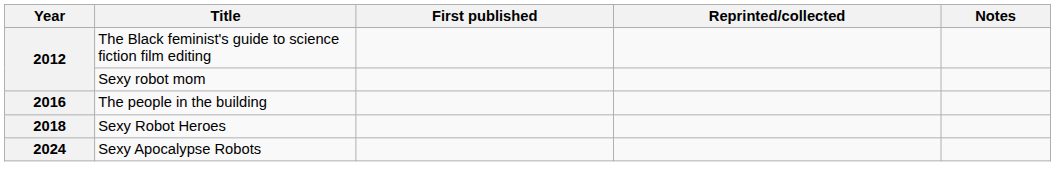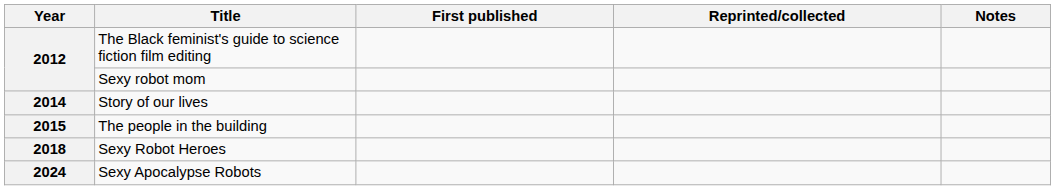+ row: (153, 102)
(50, 102) 2016 -> (50, 126) 2015
